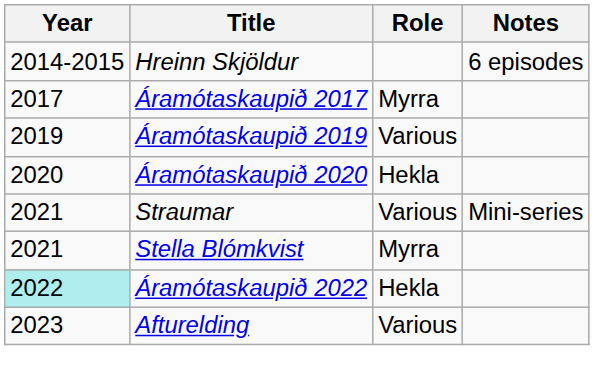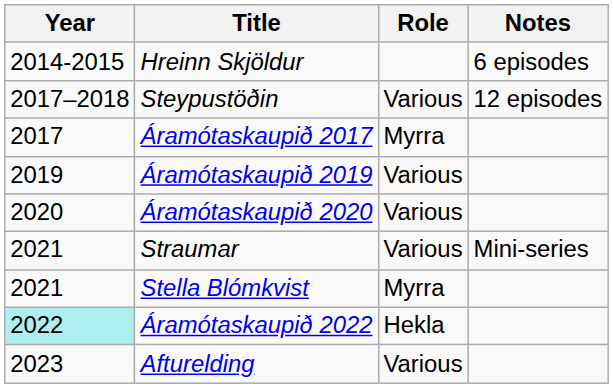+ row: (209, 99)
(409, 174) Hekla -> (423, 212) Various
